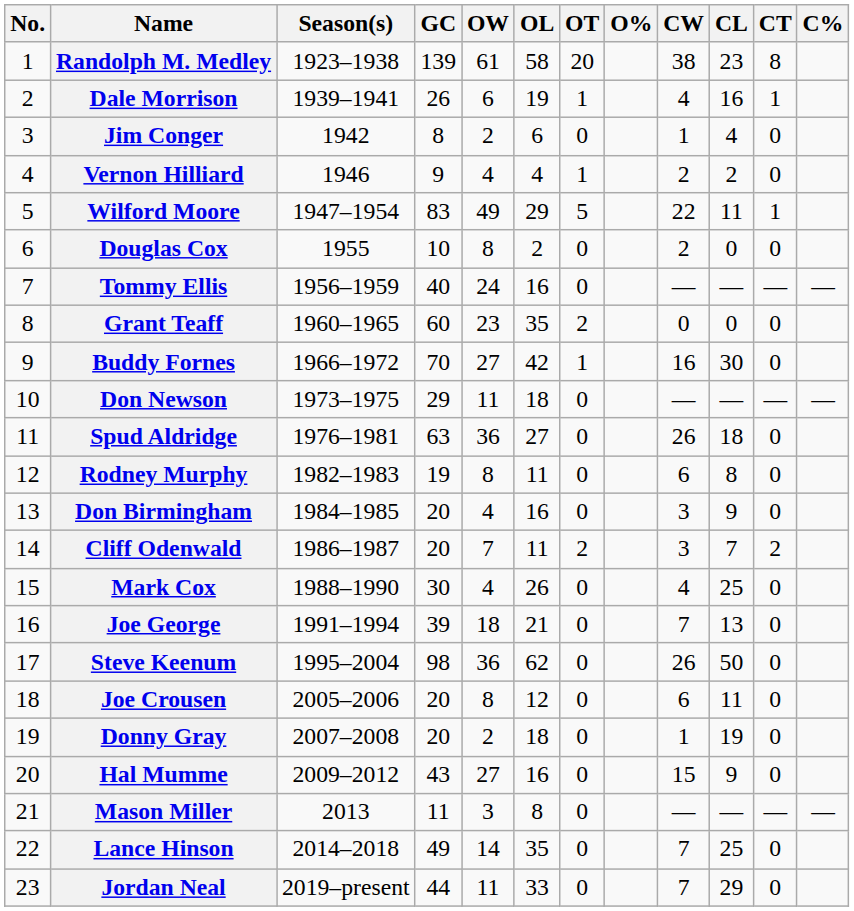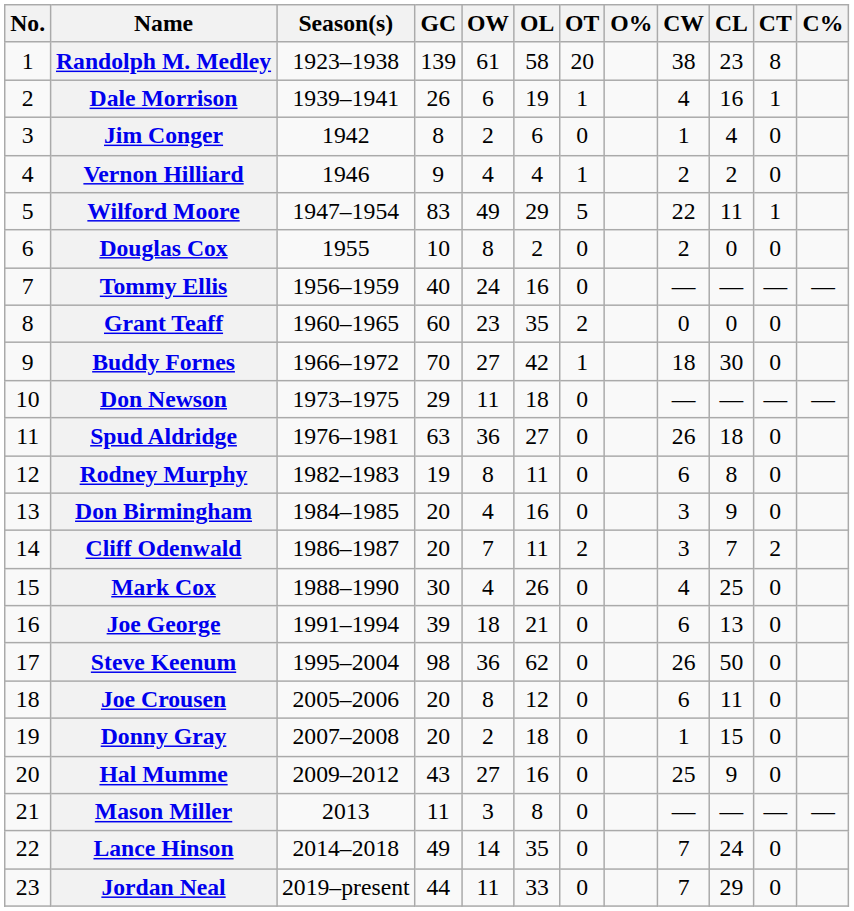(684, 361) 16 -> (684, 361) 18
(684, 624) 7 -> (684, 624) 6
(731, 736) 19 -> (731, 736) 15
(684, 774) 15 -> (684, 774) 25
(731, 849) 25 -> (731, 849) 24
